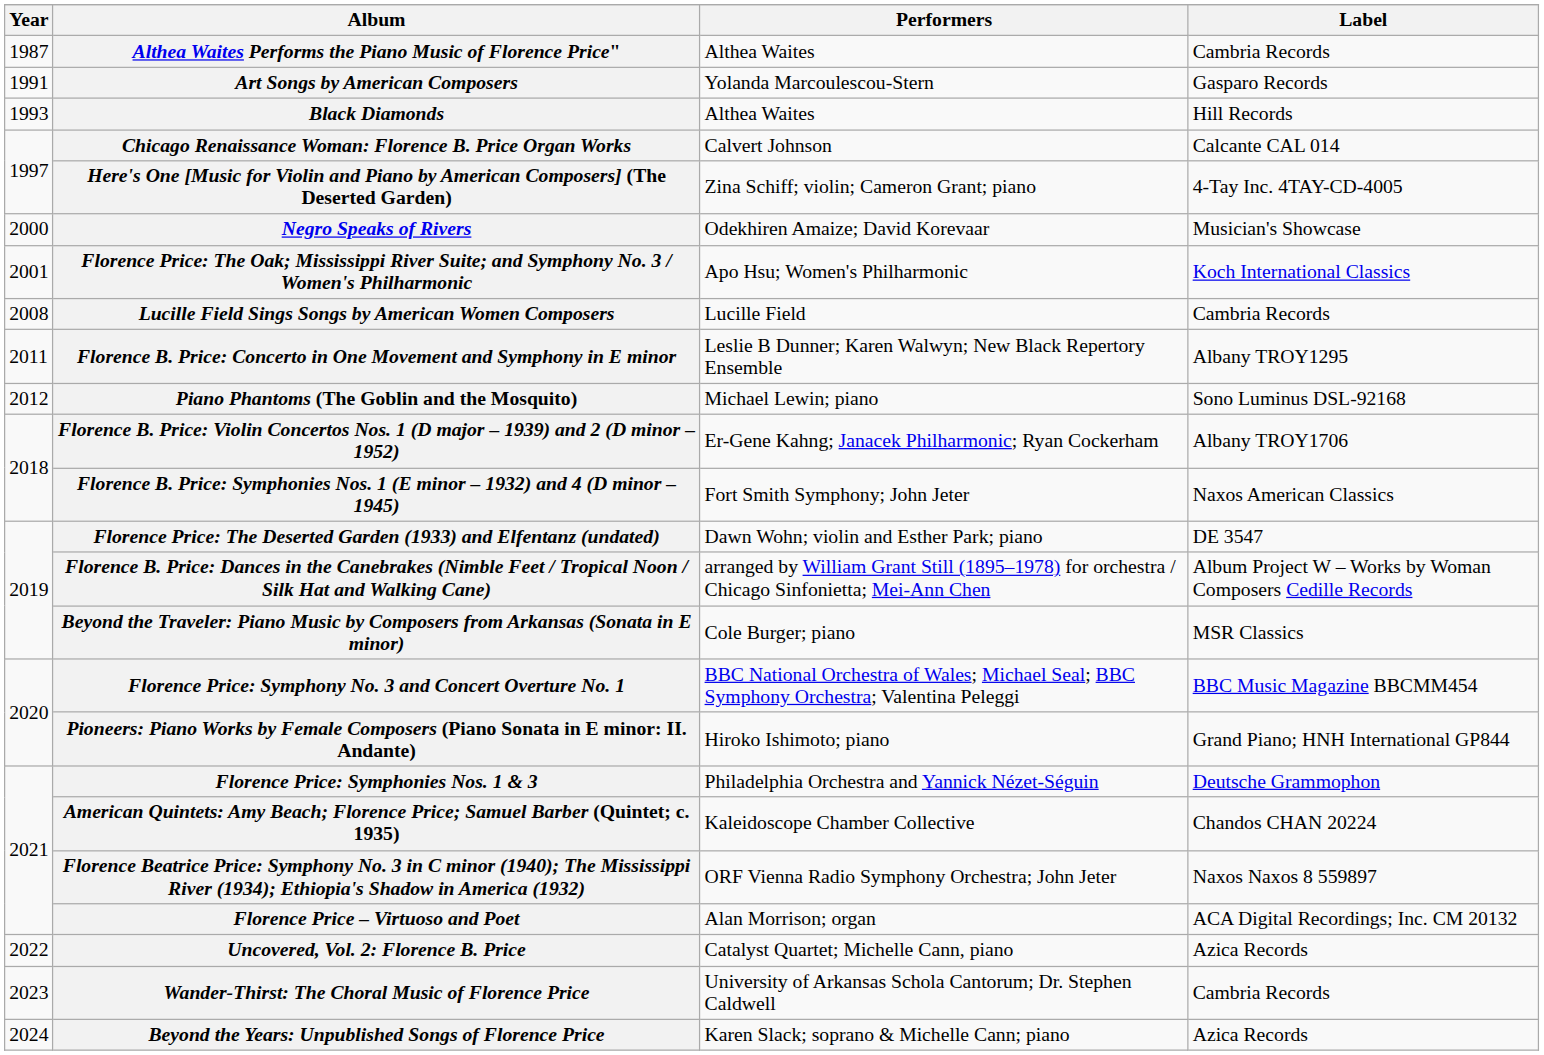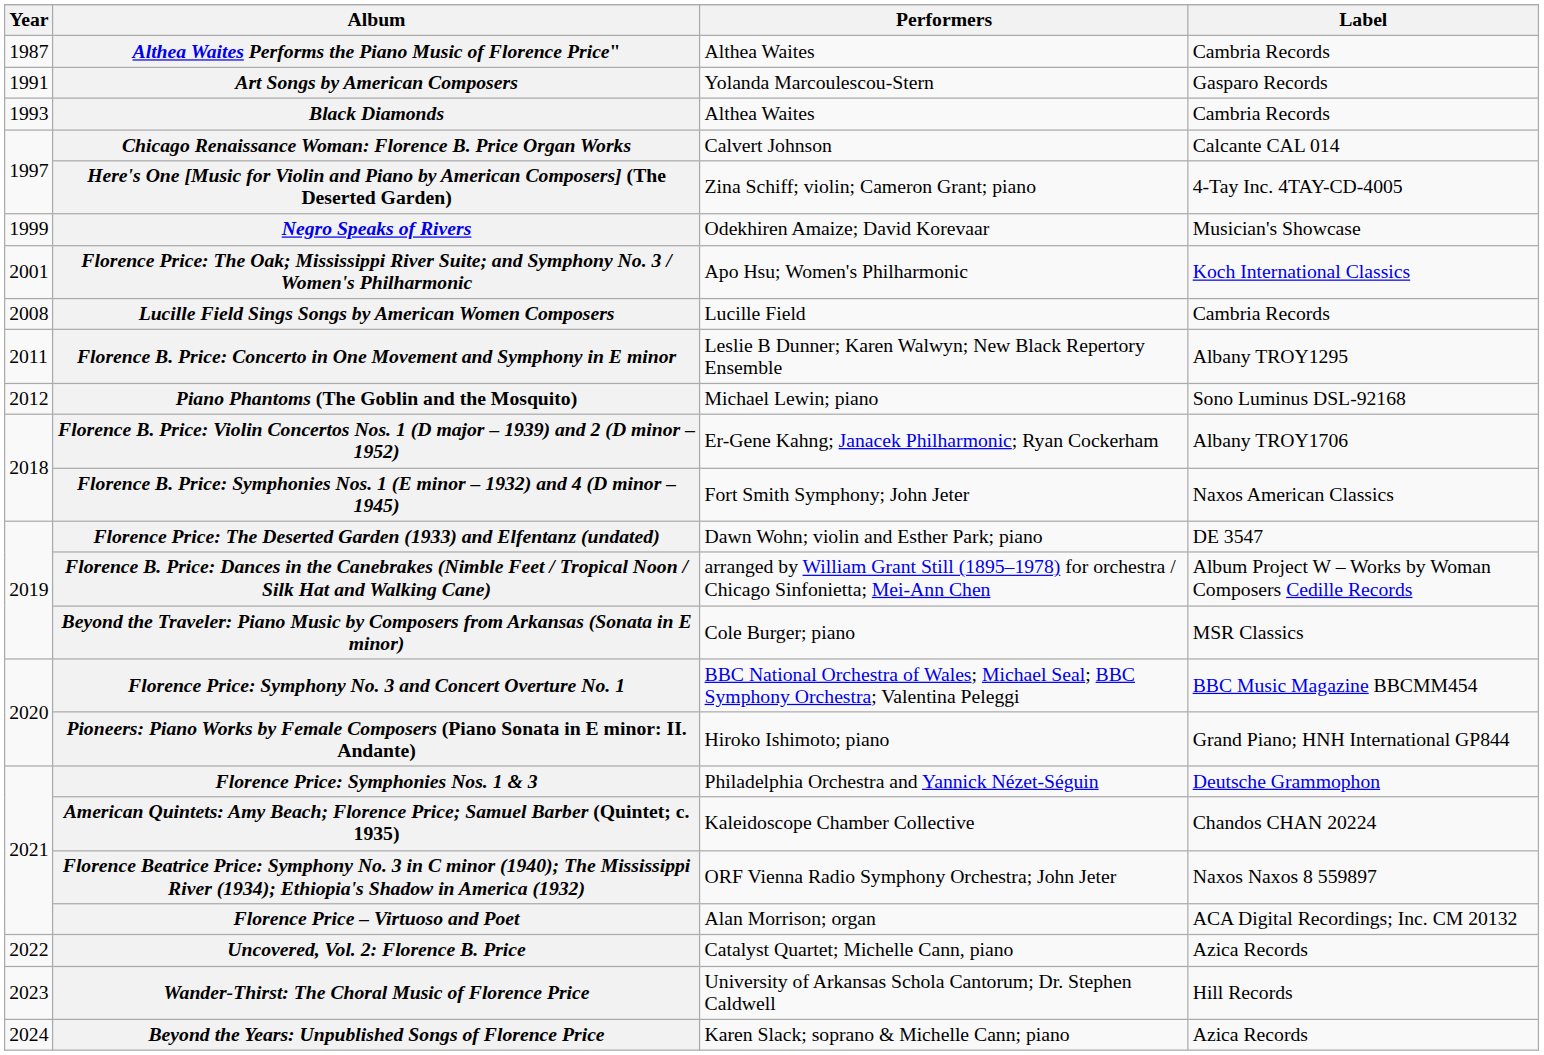(1243, 113) Hill Records -> (1261, 113) Cambria Records
(29, 229) 2000 -> (29, 229) 1999
(1261, 992) Cambria Records -> (1243, 992) Hill Records
